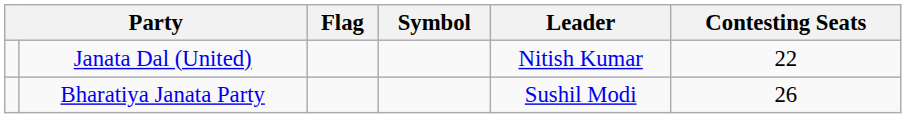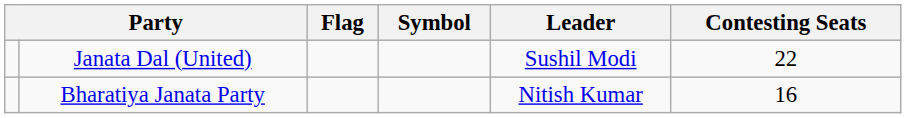(581, 58) Nitish Kumar -> (581, 58) Sushil Modi
(581, 94) Sushil Modi -> (581, 94) Nitish Kumar
(786, 94) 26 -> (786, 94) 16
